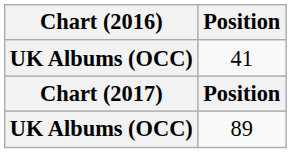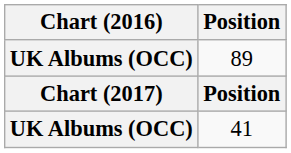rows swapped: (242, 57) <-> (242, 128)
